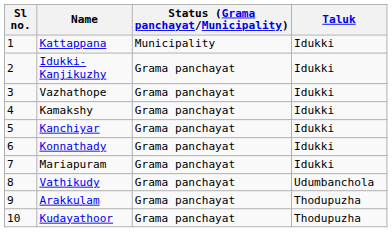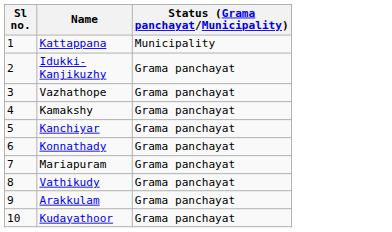- column: (339, 20)
